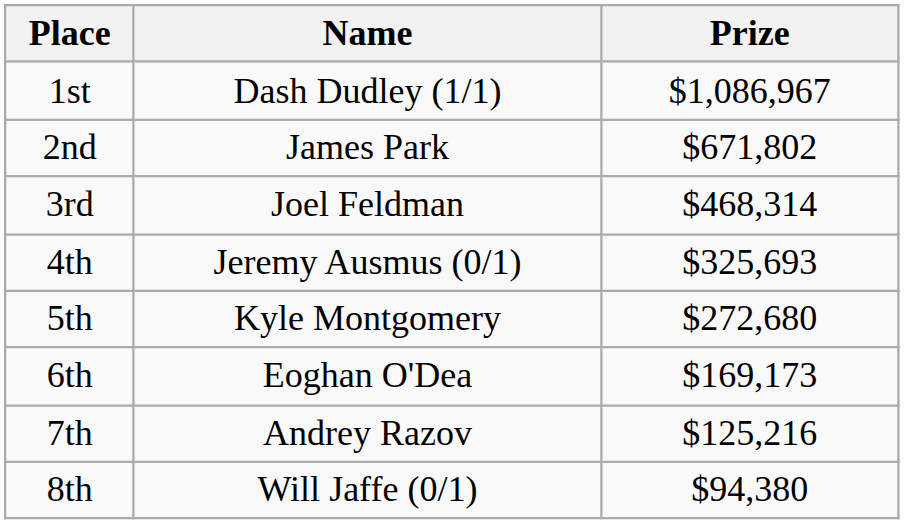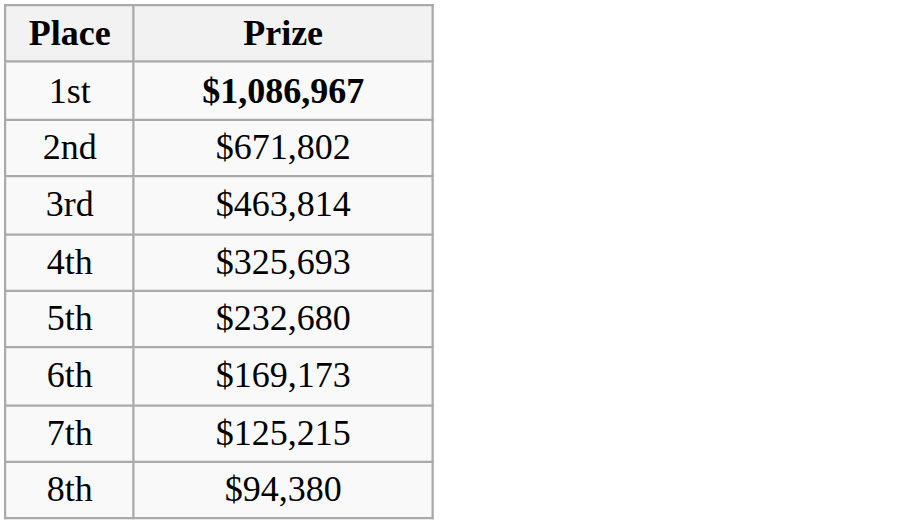- column: (367, 33)
(750, 90) normal -> (283, 90) bold
(750, 204) $468,314 -> (283, 204) $463,814
(750, 318) $272,680 -> (283, 318) $232,680
(750, 432) $125,216 -> (283, 432) $125,215
